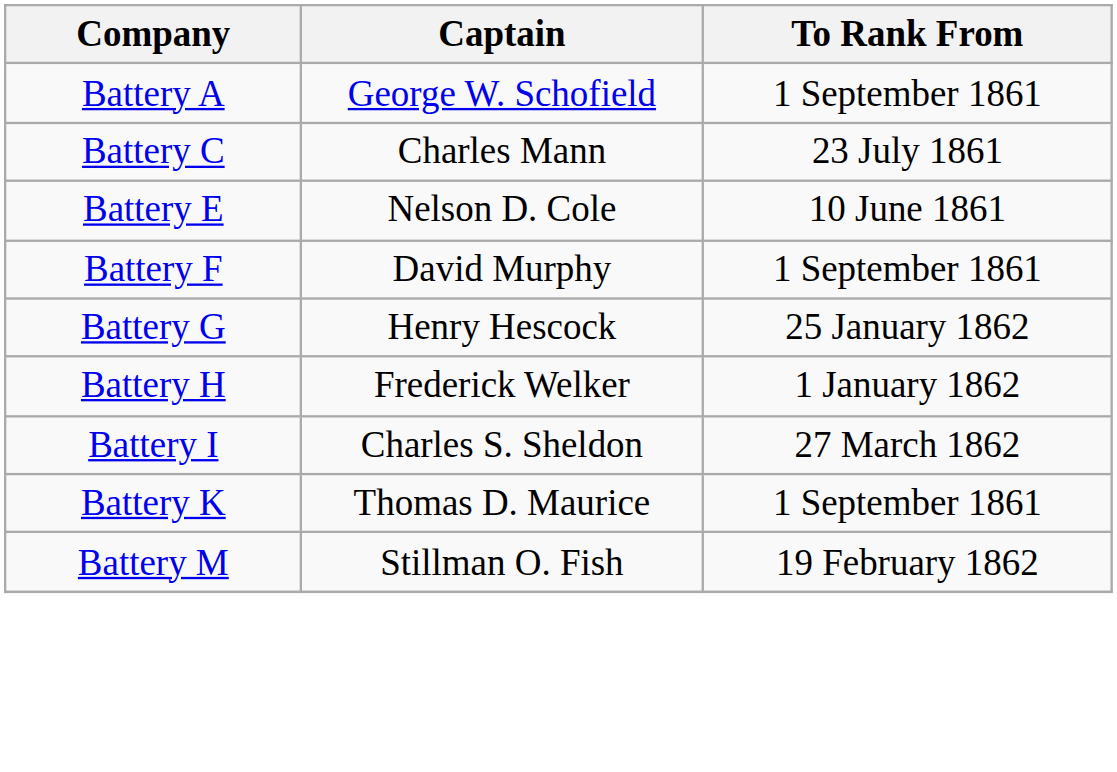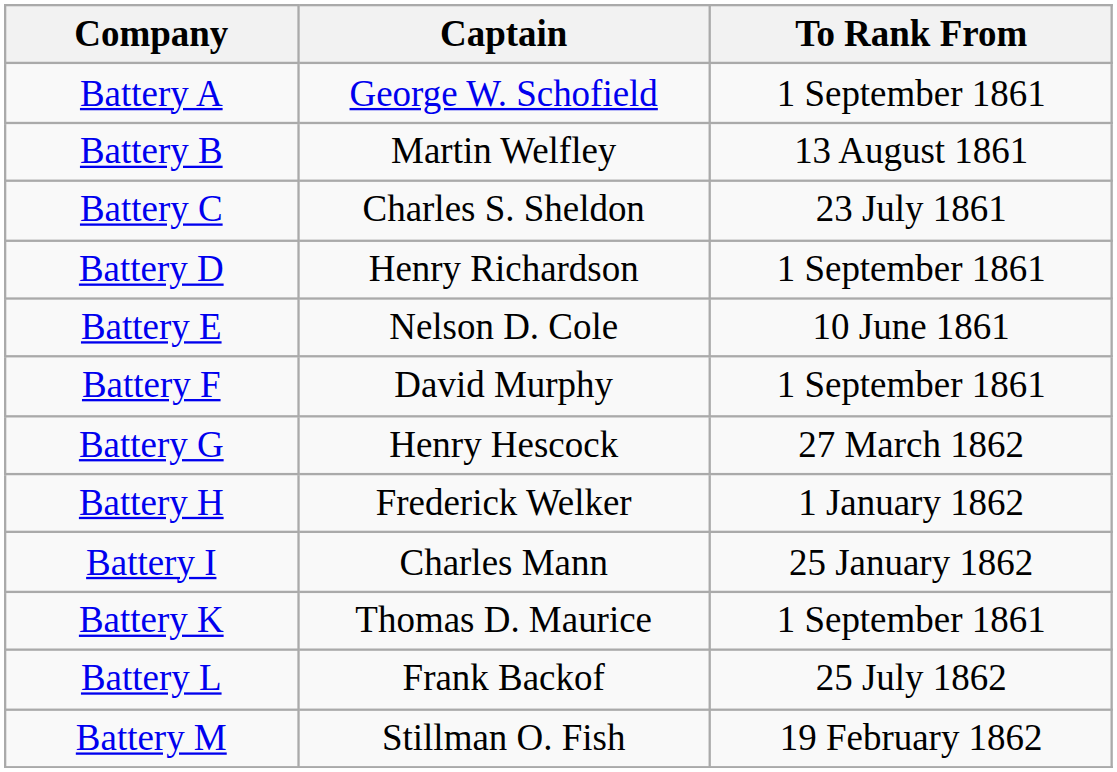+ row: (151, 151)
(502, 151) Charles Mann -> (504, 209) Charles S. Sheldon
+ row: (151, 268)
(907, 326) 25 January 1862 -> (911, 444) 27 March 1862
(502, 444) Charles S. Sheldon -> (504, 561) Charles Mann
(907, 444) 27 March 1862 -> (911, 561) 25 January 1862
+ row: (151, 678)
